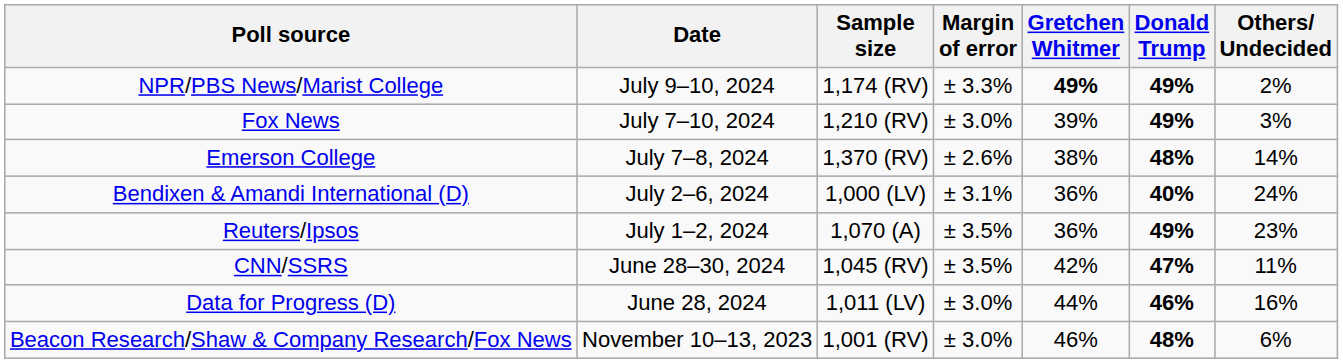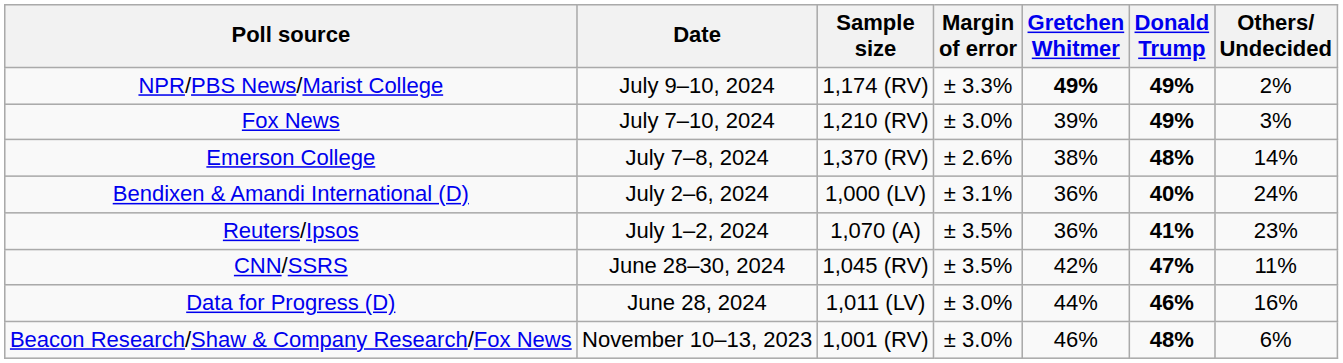(1172, 230) 49% -> (1172, 230) 41%
